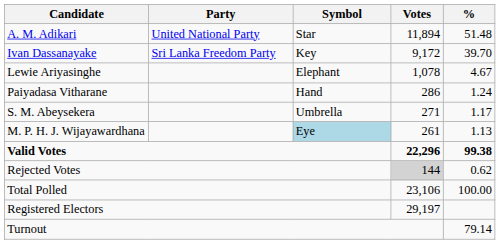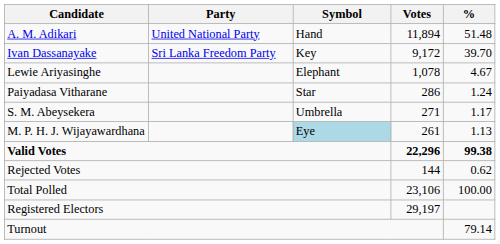(306, 33) Star -> (309, 33) Hand
(309, 92) Hand -> (306, 92) Star
(431, 170) lightgrey background -> (431, 170) no background
